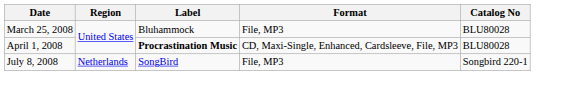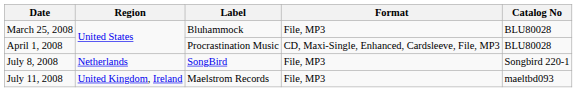(188, 45) bold -> (233, 45) normal
+ row: (35, 78)
